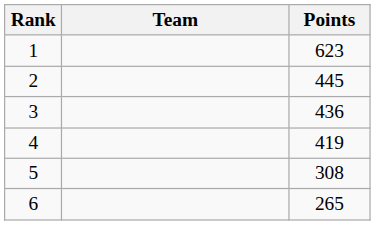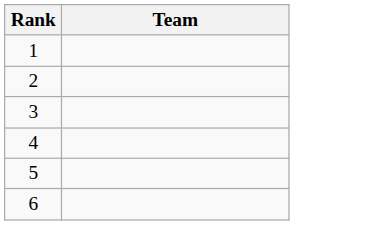- column: (329, 19)
